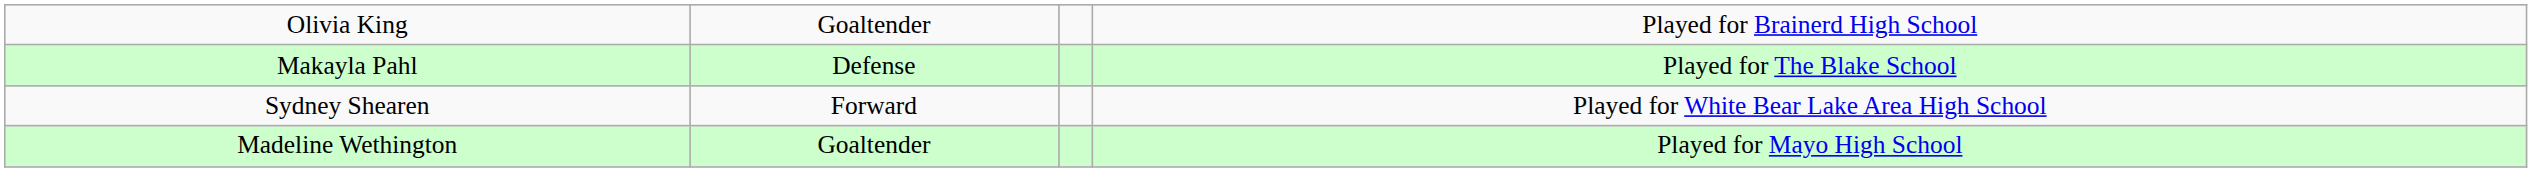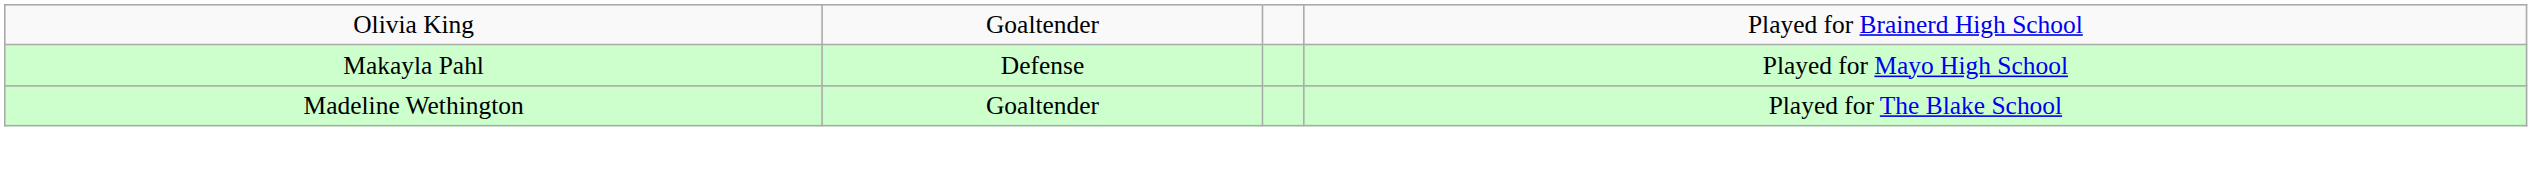(1810, 65) Played for The Blake School -> (1915, 65) Played for Mayo High School
- row: (347, 105)
(1810, 145) Played for Mayo High School -> (1915, 105) Played for The Blake School
